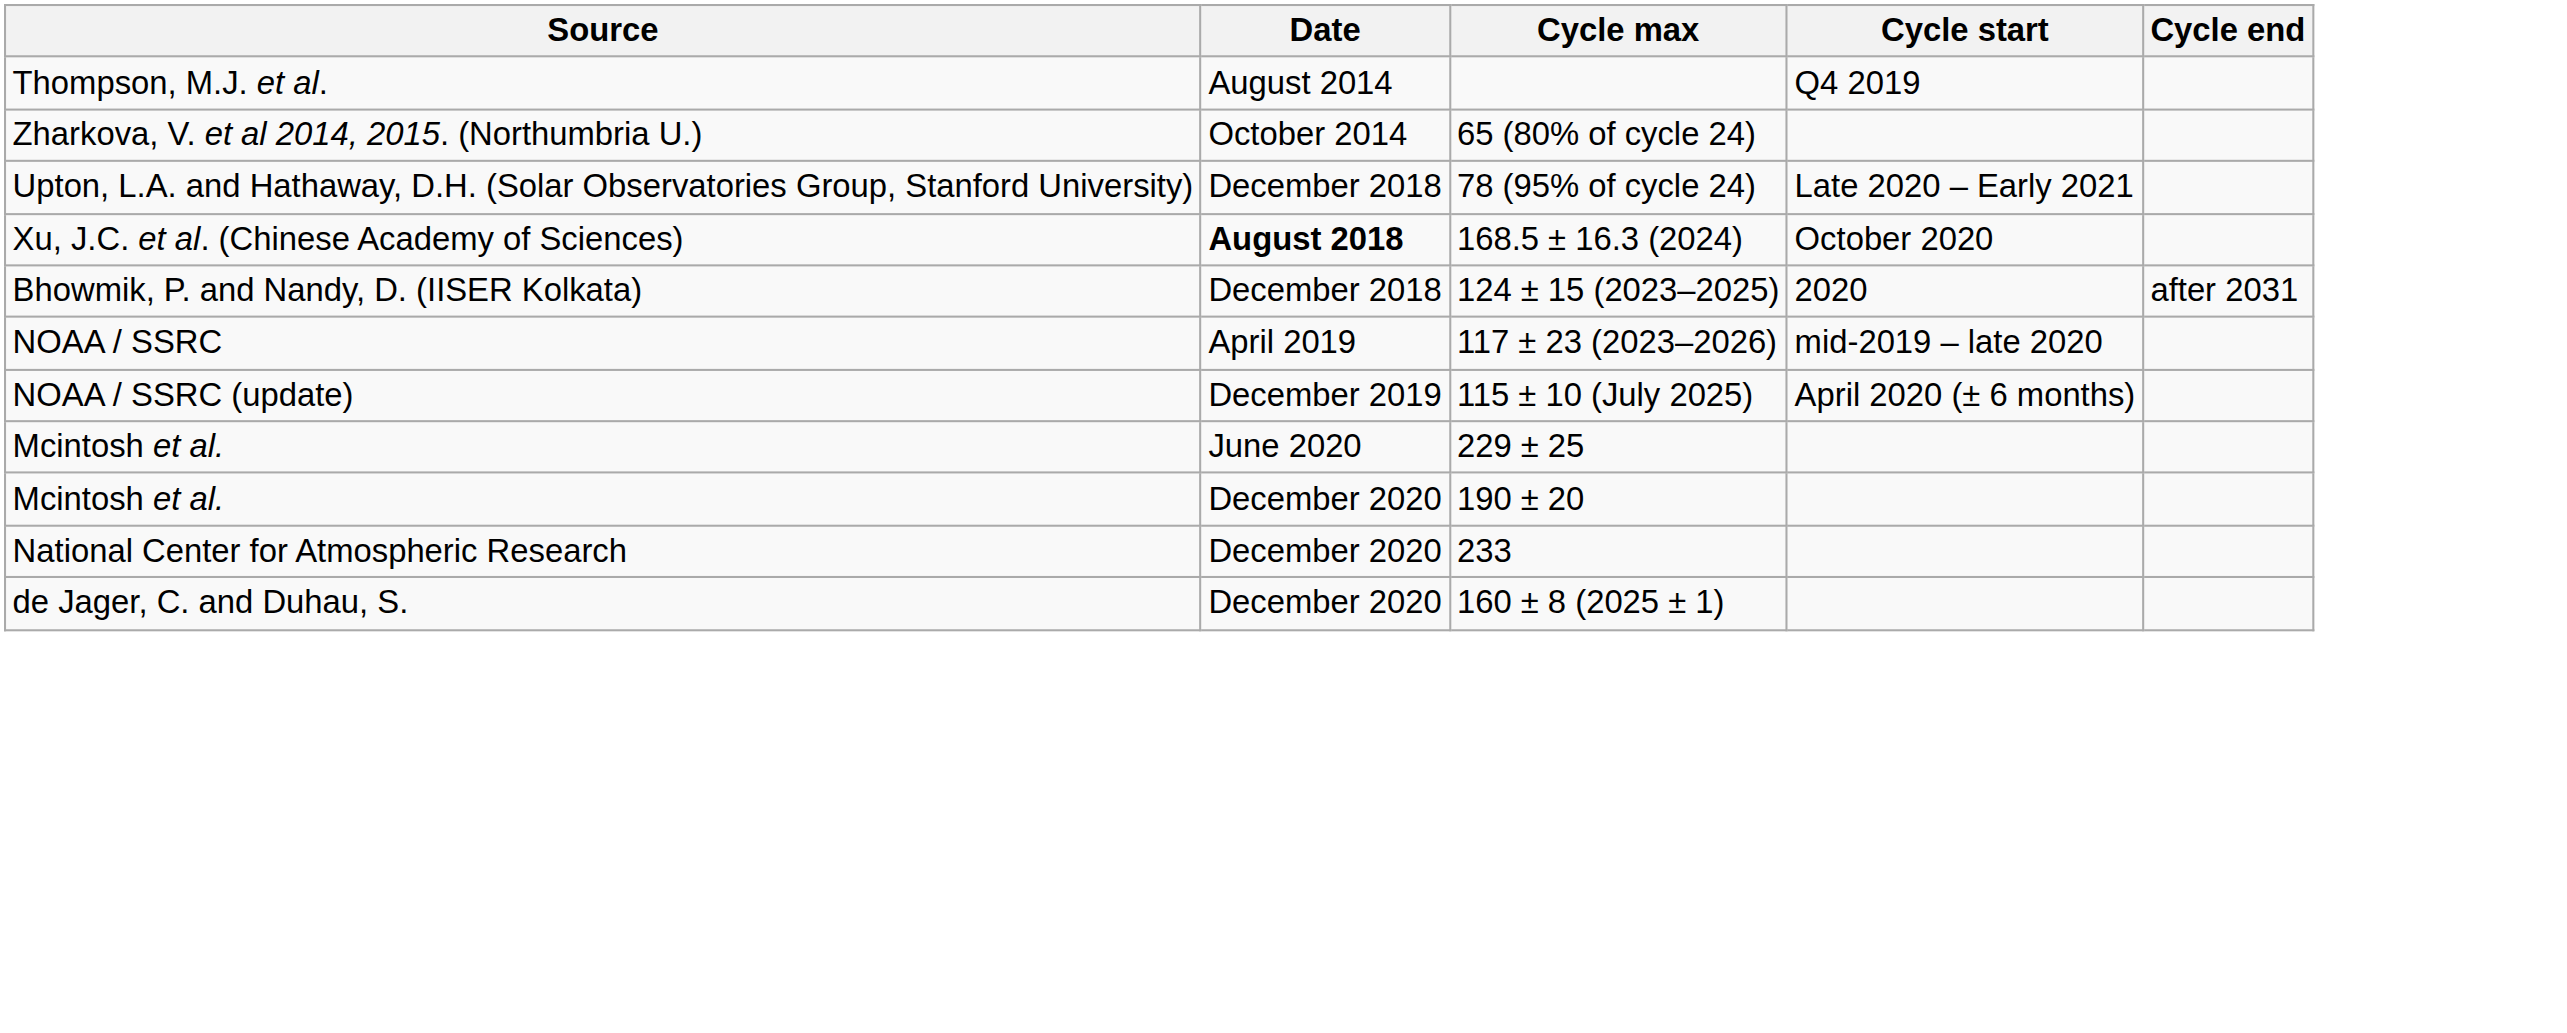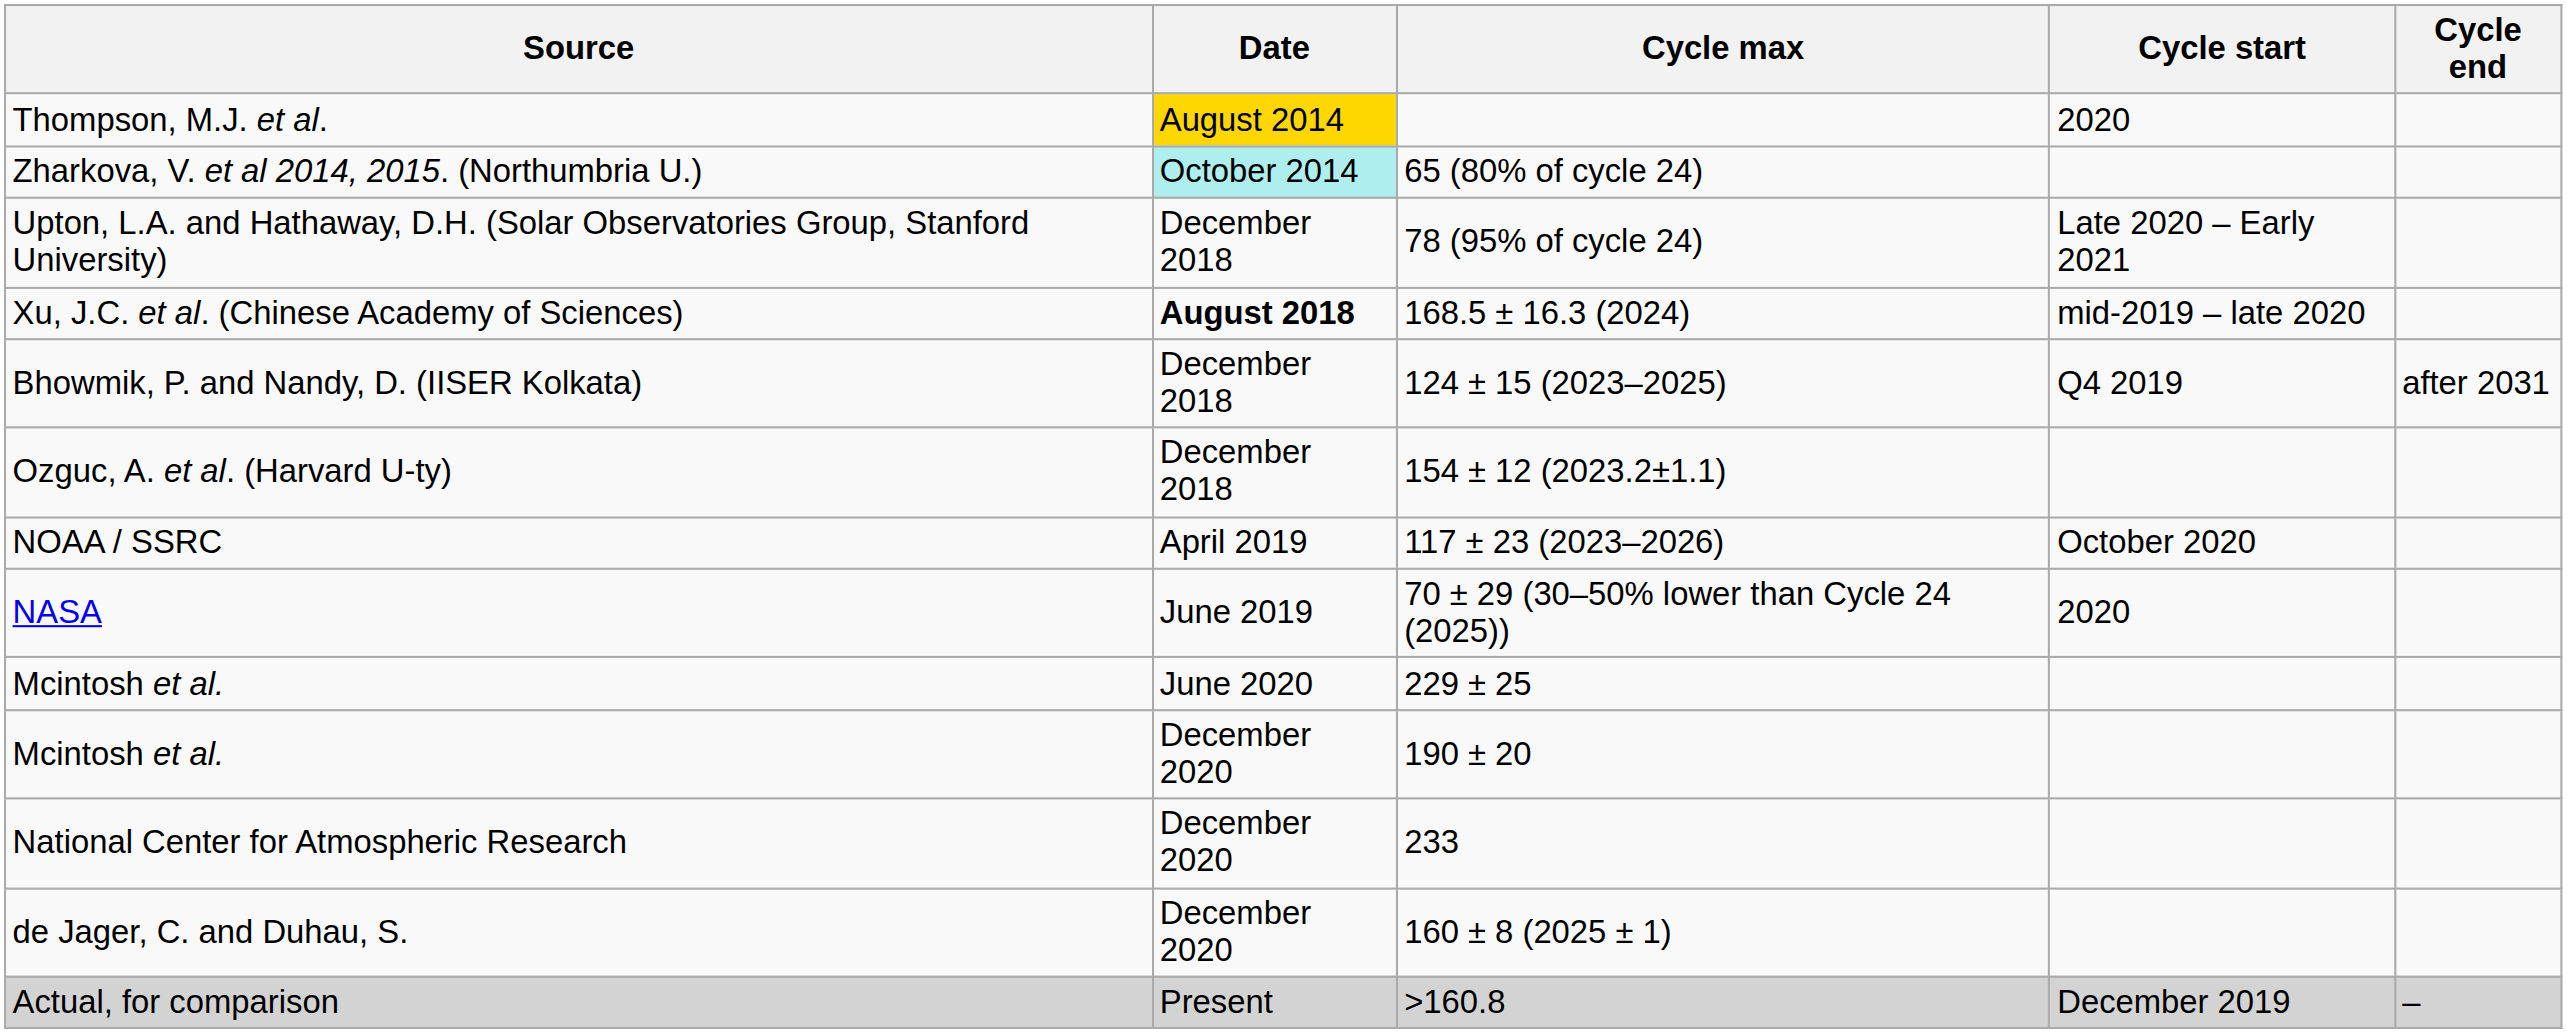(1301, 82) no background -> (1252, 119) gold background
(1858, 82) Q4 2019 -> (2094, 119) 2020
(1308, 134) no background -> (1259, 171) paleturquoise background
(1894, 238) October 2020 -> (2211, 312) mid-2019 – late 2020
(1831, 290) 2020 -> (2120, 382) Q4 2019
+ row: (232, 471)
(1949, 342) mid-2019 – late 2020 -> (2157, 542) October 2020
+ row: (57, 612)
- row: (183, 394)
+ row: (176, 1001)
